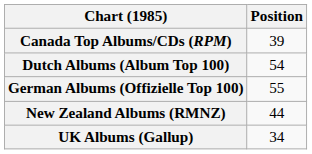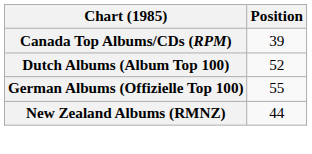(277, 64) 54 -> (277, 64) 52
- row: (126, 137)
